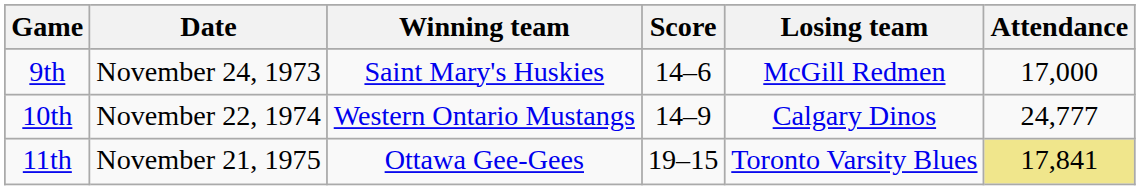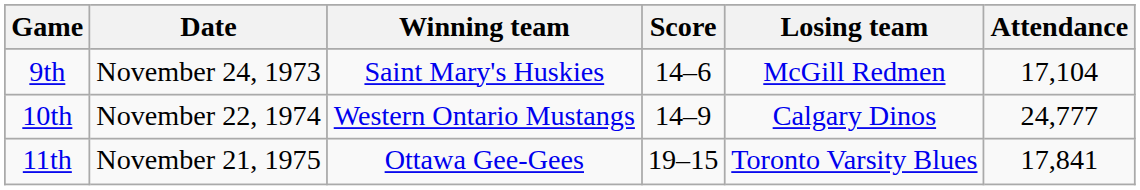(1059, 71) 17,000 -> (1059, 71) 17,104
(1059, 160) khaki background -> (1059, 160) no background
